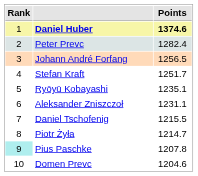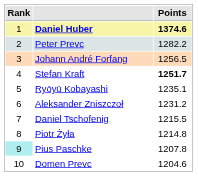(172, 44) 1282.4 -> (172, 44) 1282.2
(172, 74) normal -> (172, 74) bold
(172, 104) 1231.1 -> (172, 104) 1231.2
(172, 134) 1214.7 -> (172, 134) 1214.8
